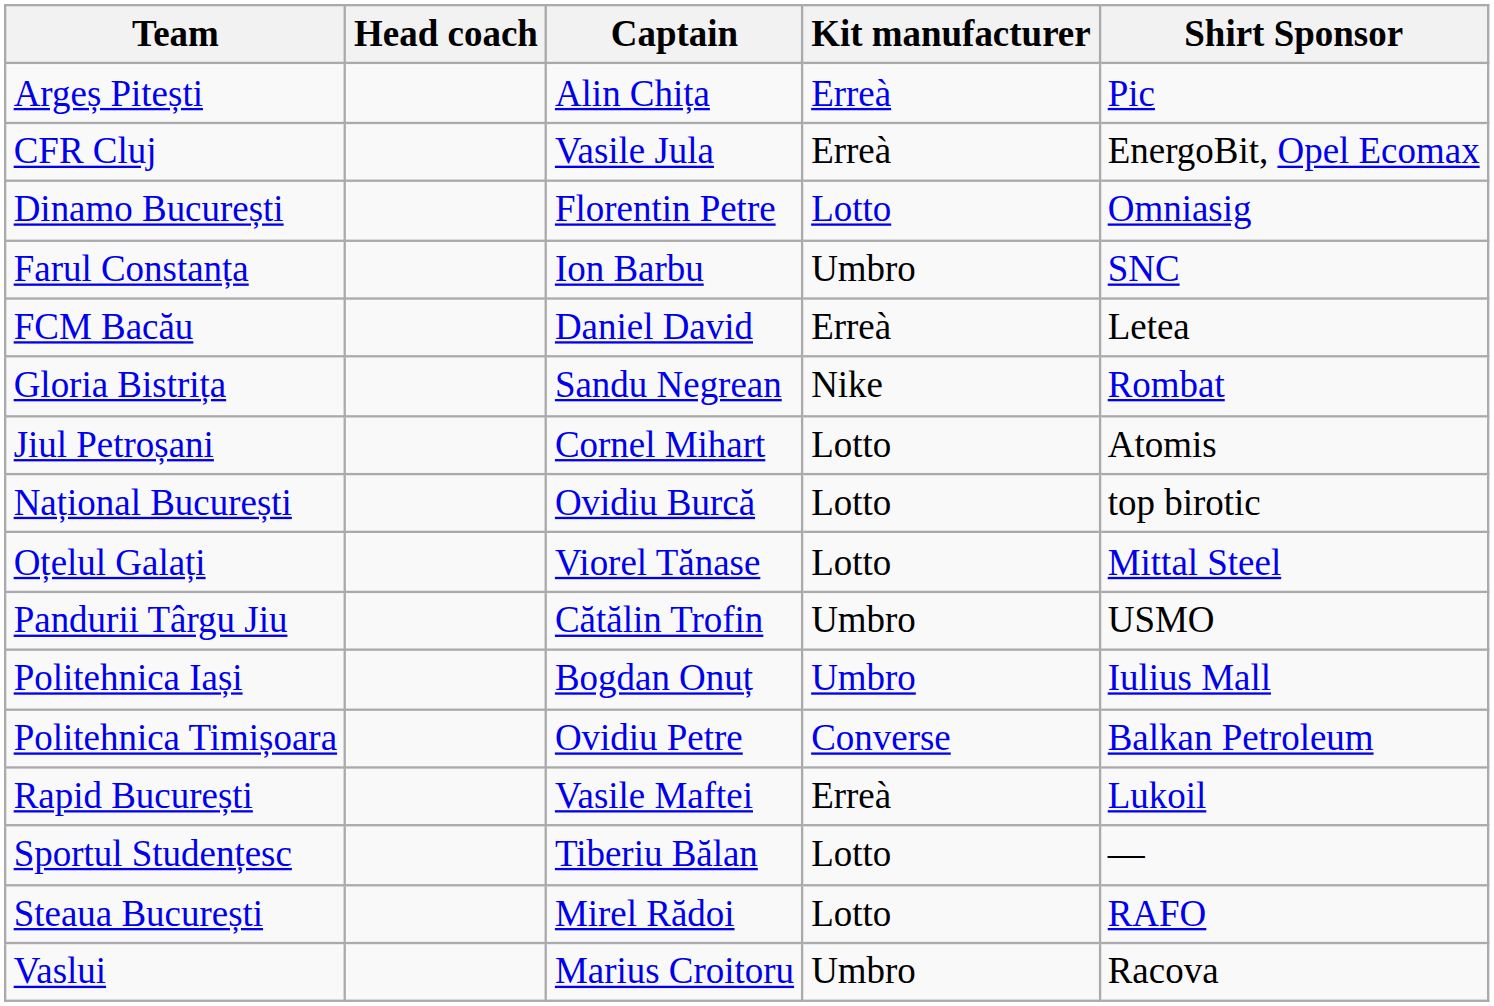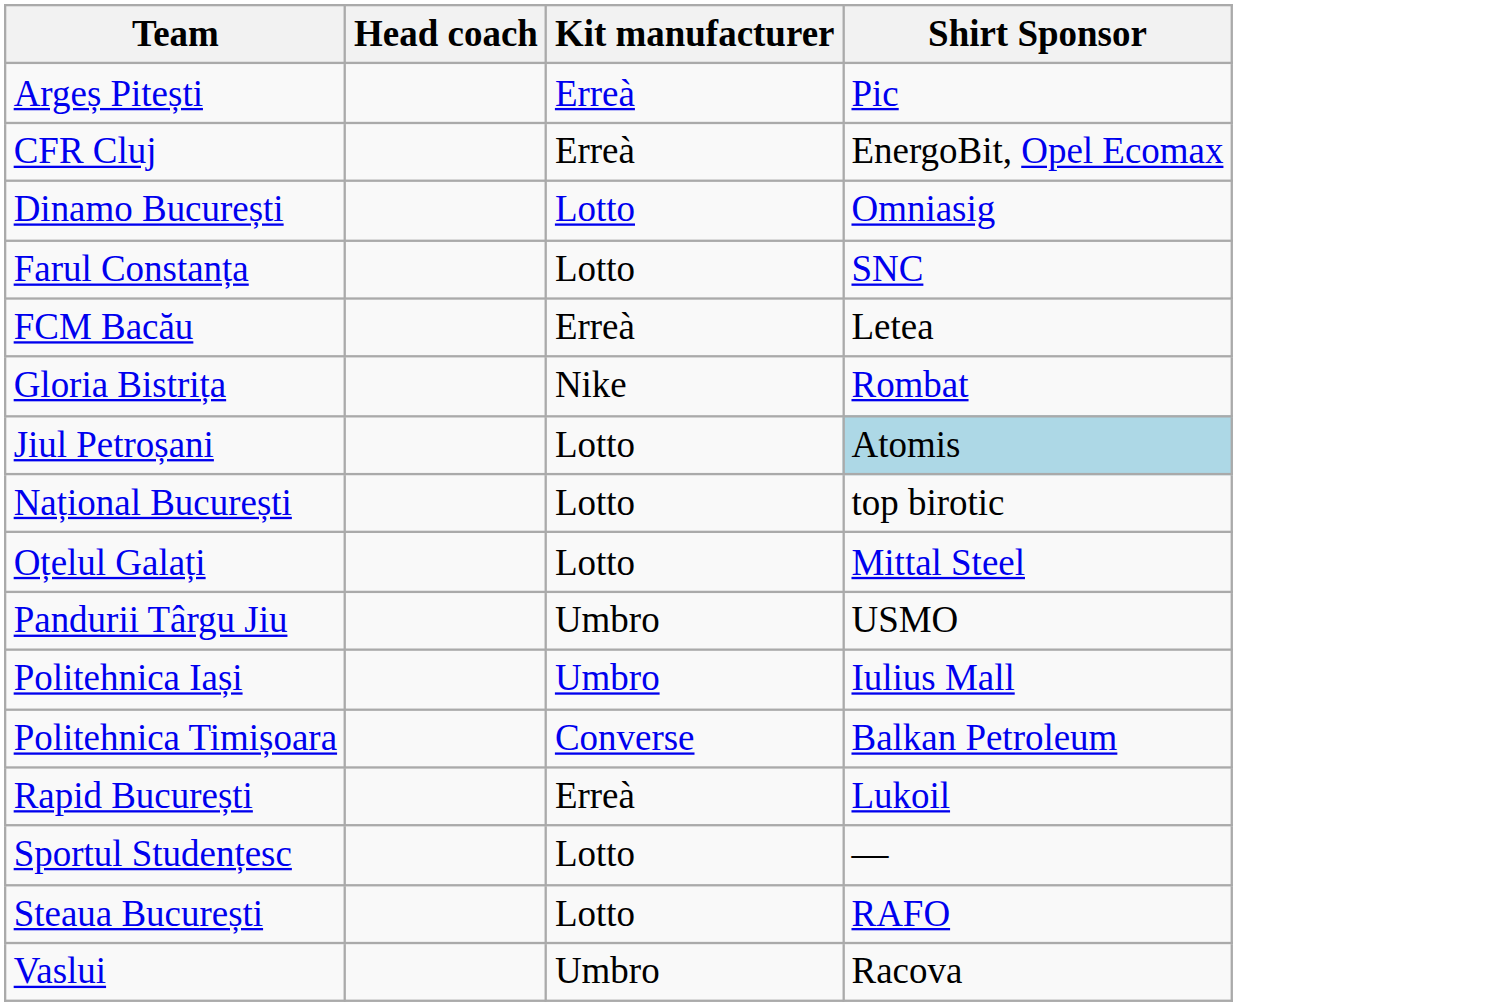- column: (674, 33)
(863, 268) Umbro -> (595, 268) Lotto
(1162, 444) no background -> (906, 444) lightblue background
